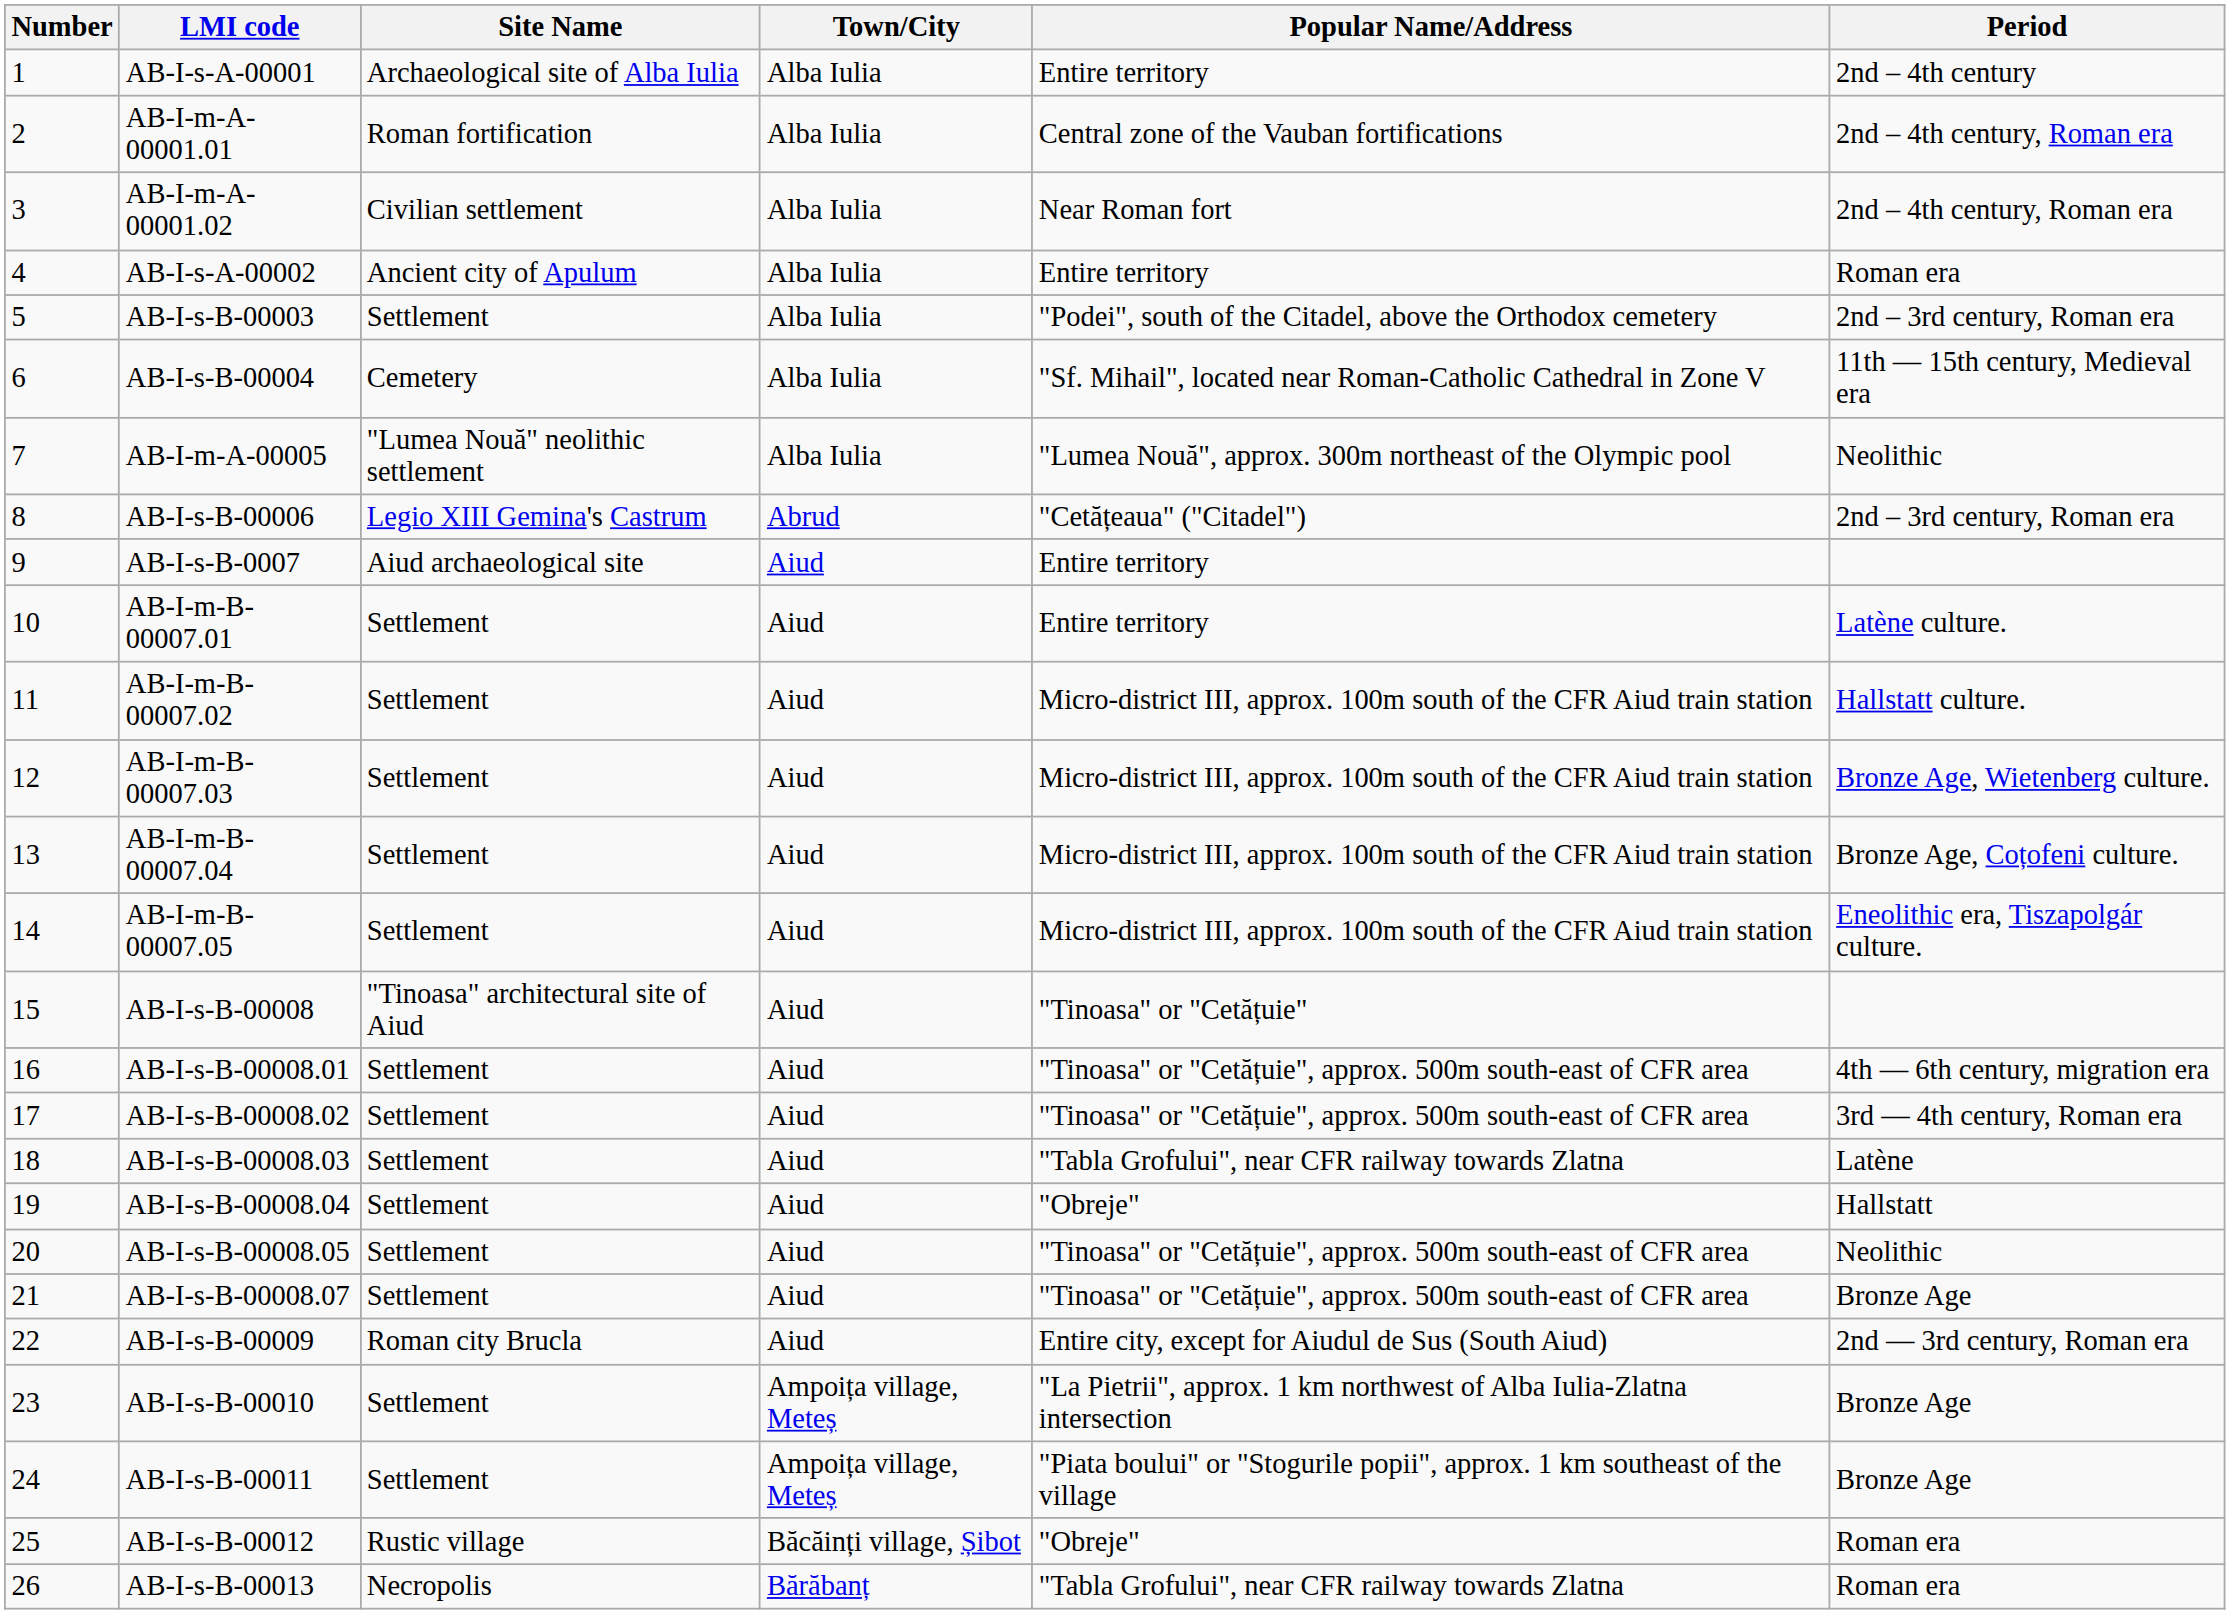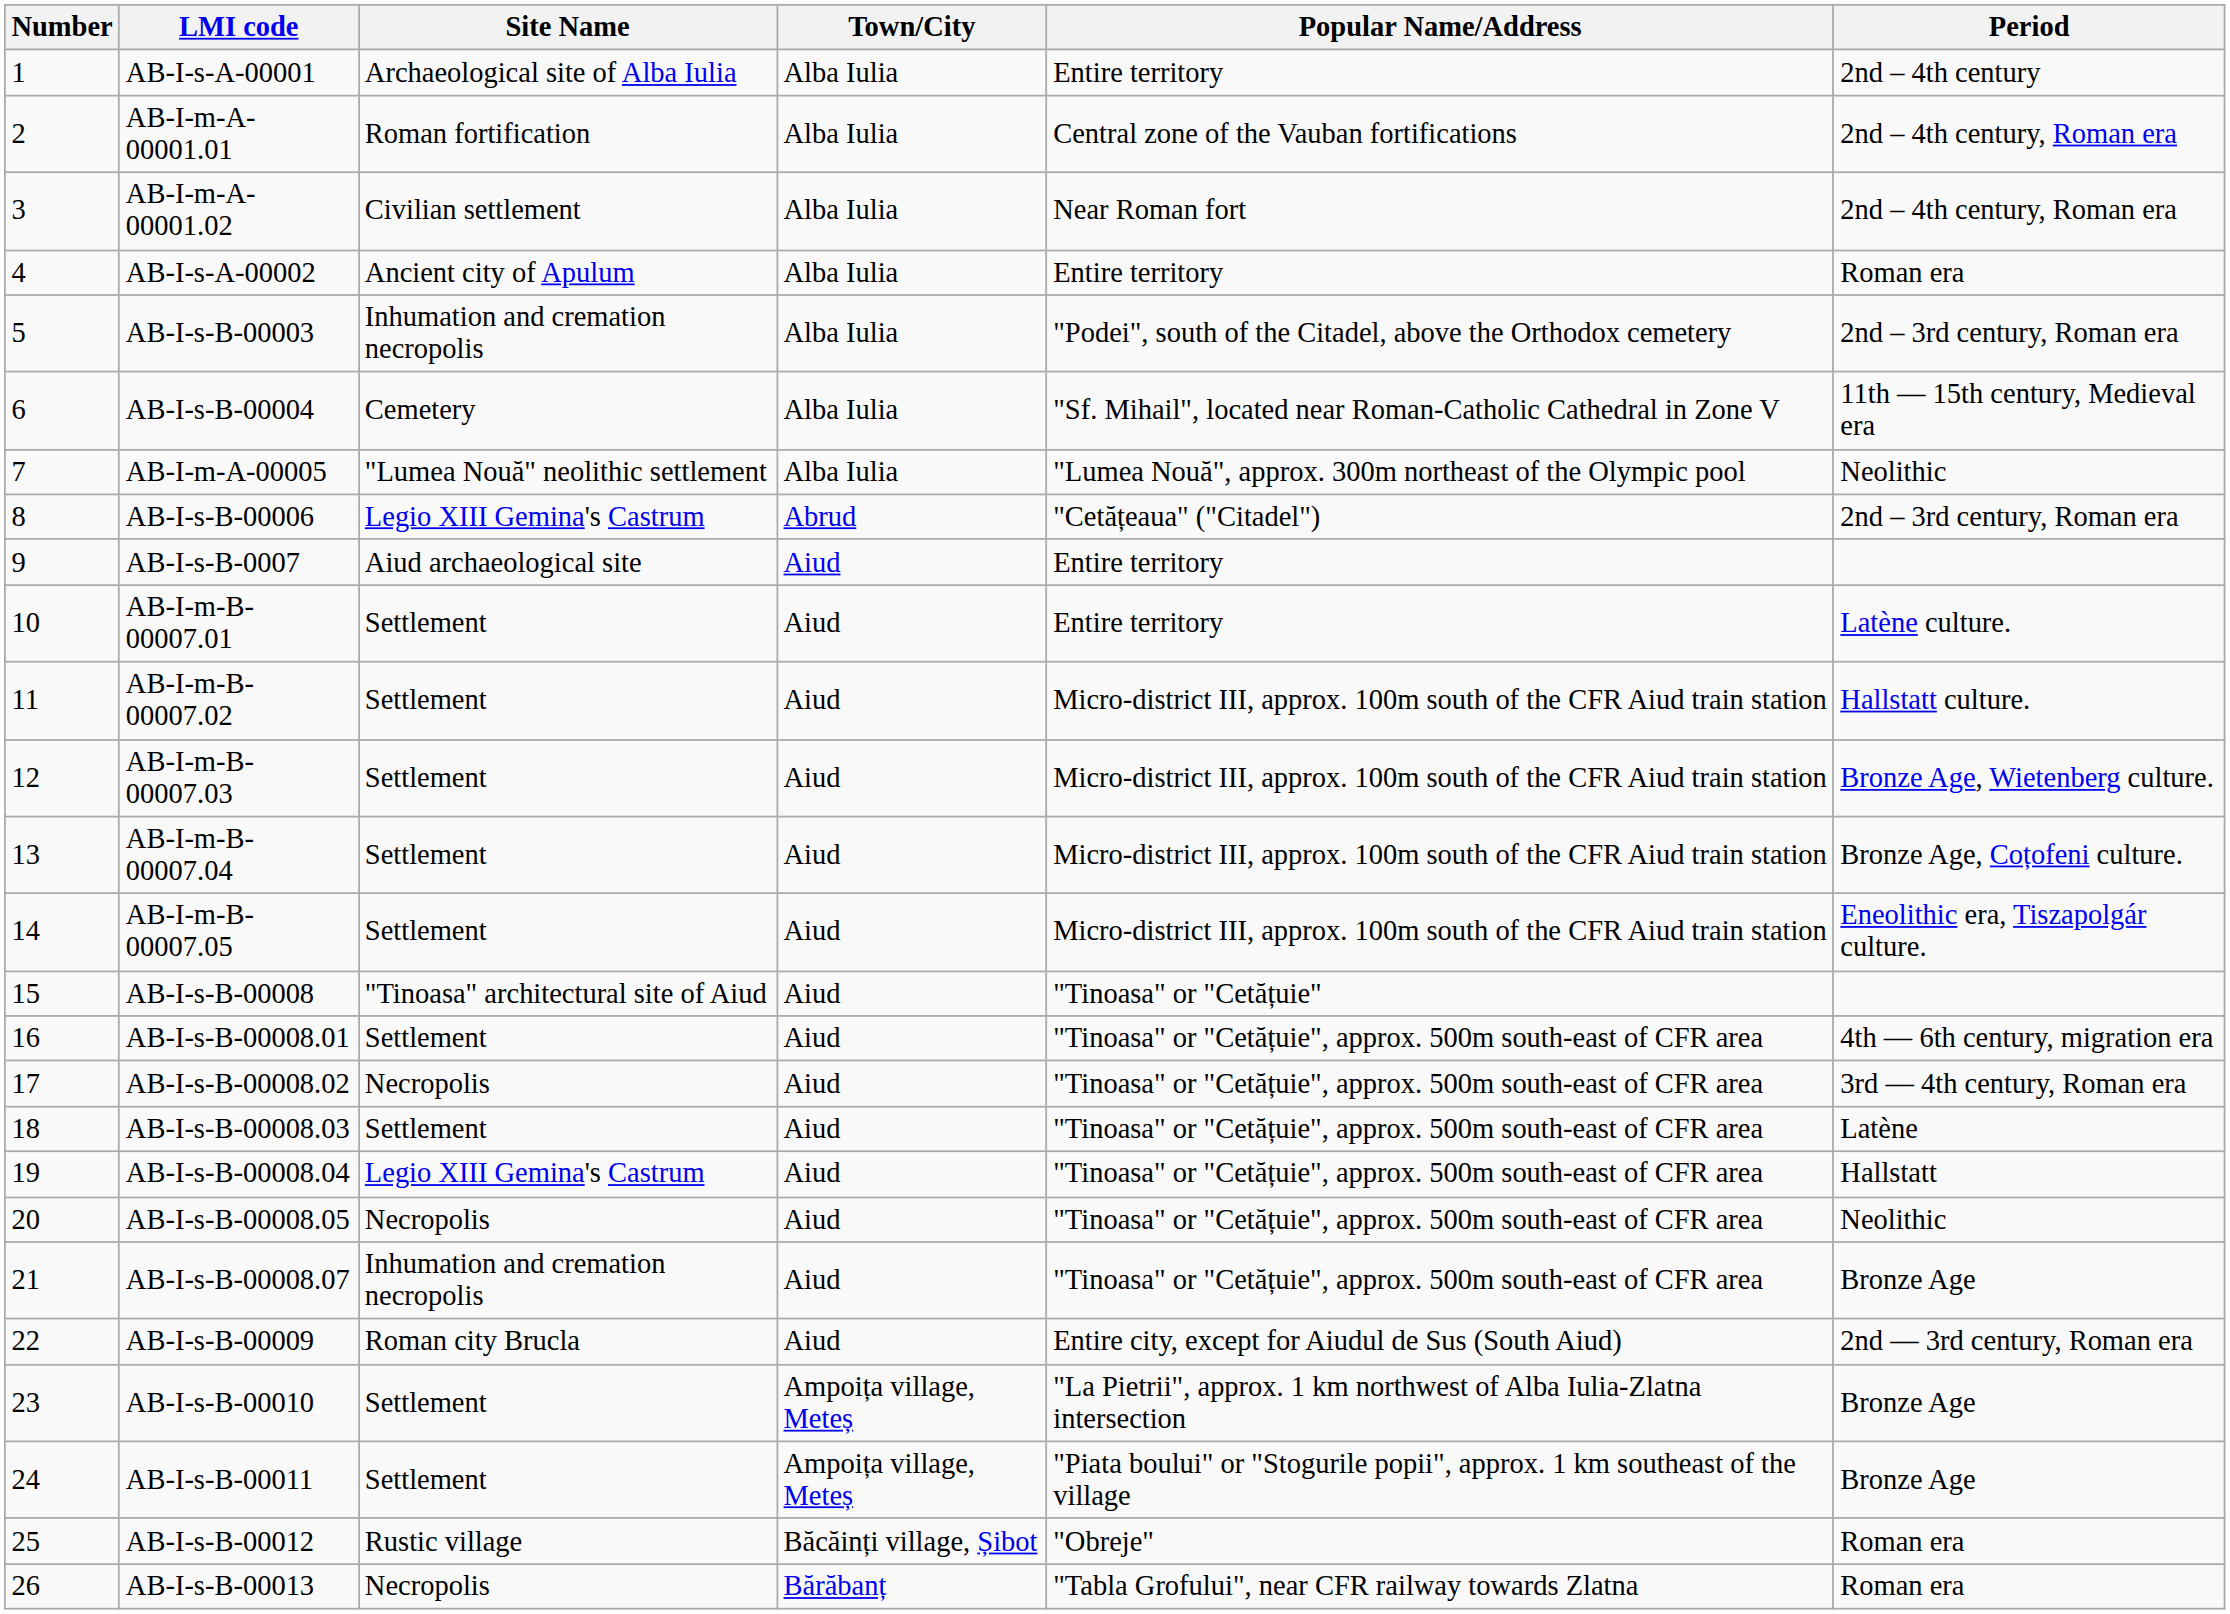(428, 317) Settlement -> (515, 333) Inhumation and cremation necropolis
(428, 1115) Settlement -> (427, 1083) Necropolis
(1331, 1160) "Tabla Grofului", near CFR railway towards Zlatna -> (1408, 1128) "Tinoasa" or "Cetățuie", approx. 500m south-east of CFR area
(428, 1205) Settlement -> (535, 1173) Legio XIII Gemina's Castrum
(1089, 1205) "Obreje" -> (1408, 1173) "Tinoasa" or "Cetățuie", approx. 500m south-east of CFR area
(428, 1250) Settlement -> (427, 1218) Necropolis
(428, 1296) Settlement -> (515, 1279) Inhumation and cremation necropolis
